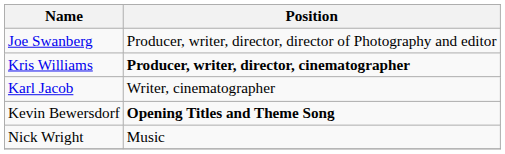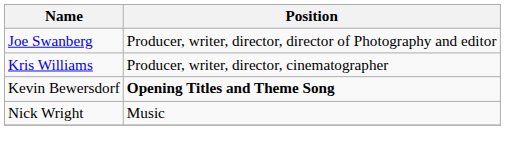(268, 64) bold -> (258, 64) normal
- row: (41, 88)
